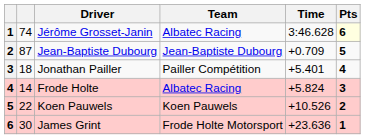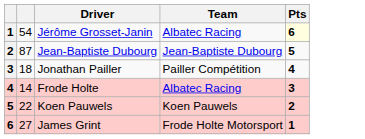- column: (311, 14)
(26, 32) 74 -> (26, 32) 54
(26, 125) 30 -> (26, 125) 27
